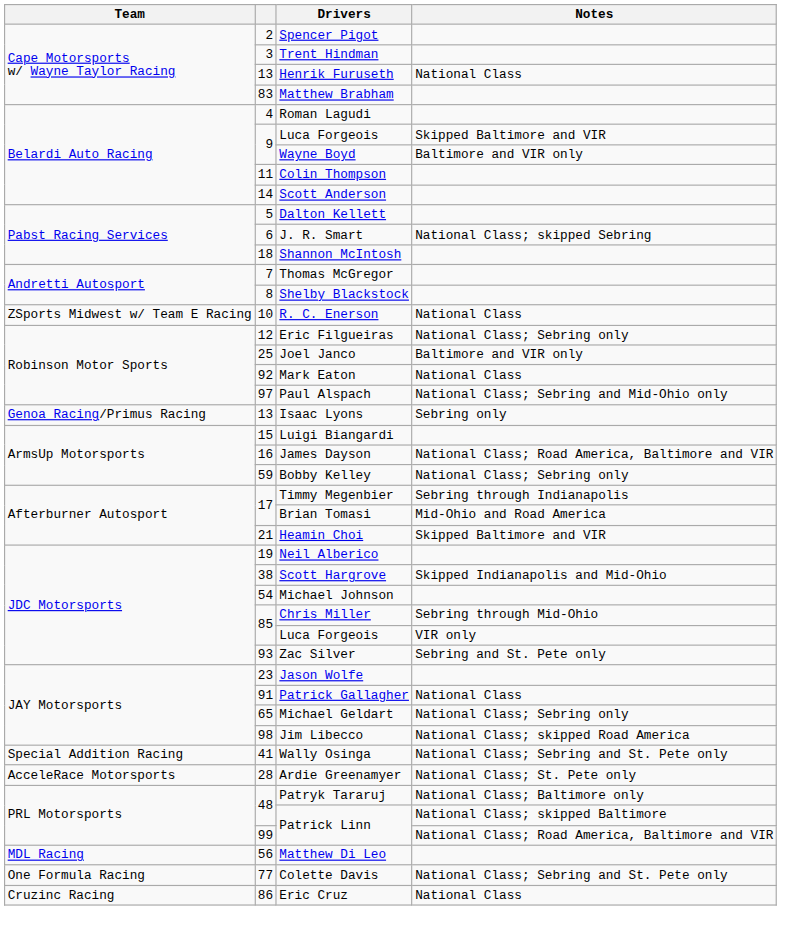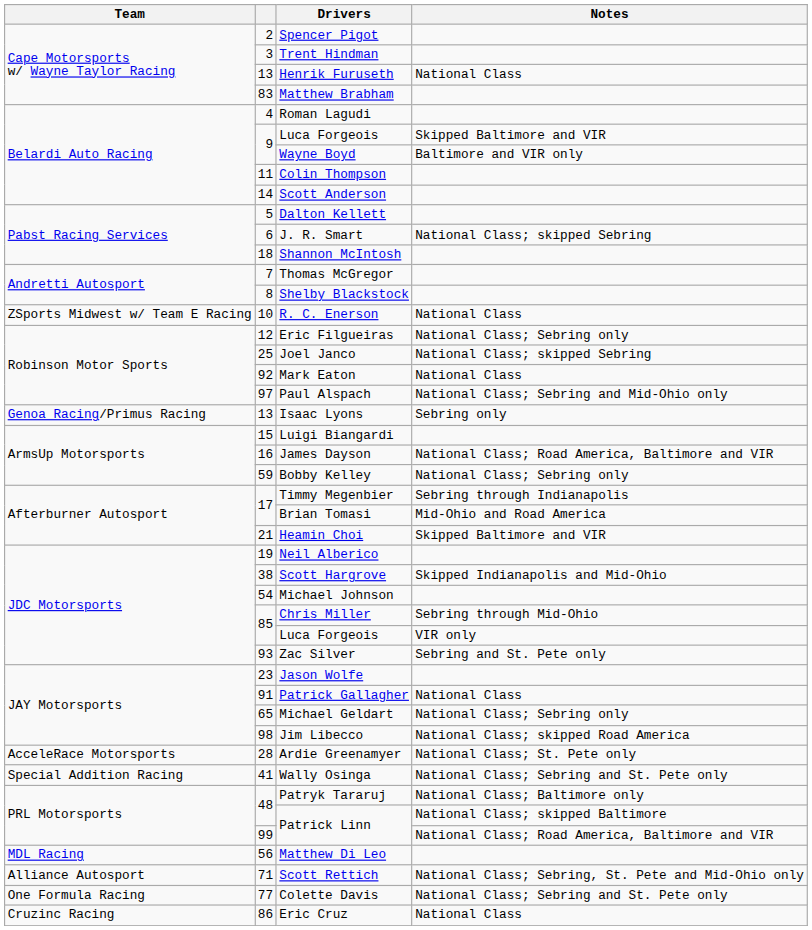(499, 355) Baltimore and VIR only -> (533, 355) National Class; skipped Sebring
rows swapped: (265, 775) <-> (265, 755)
+ row: (265, 875)
